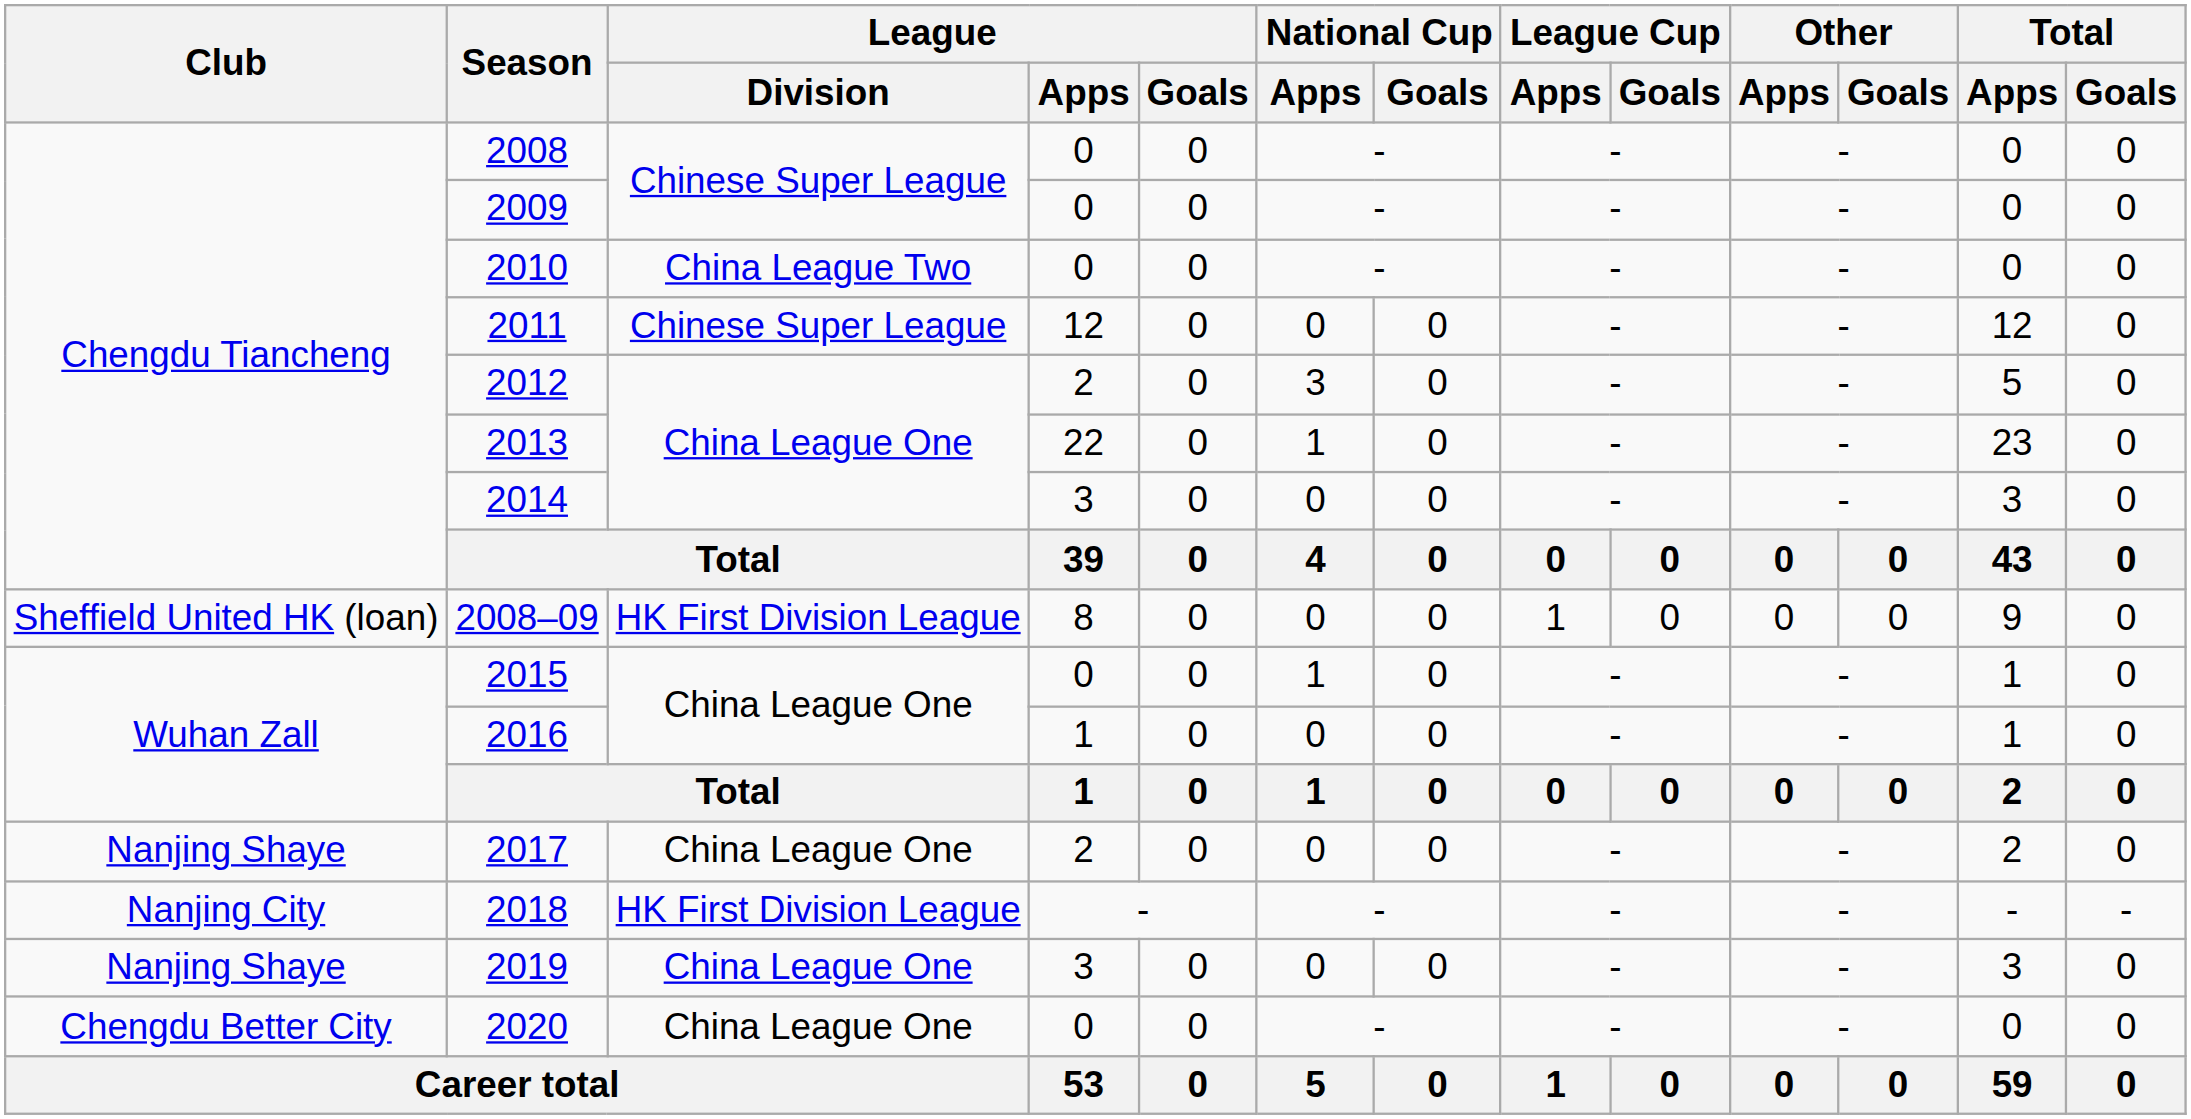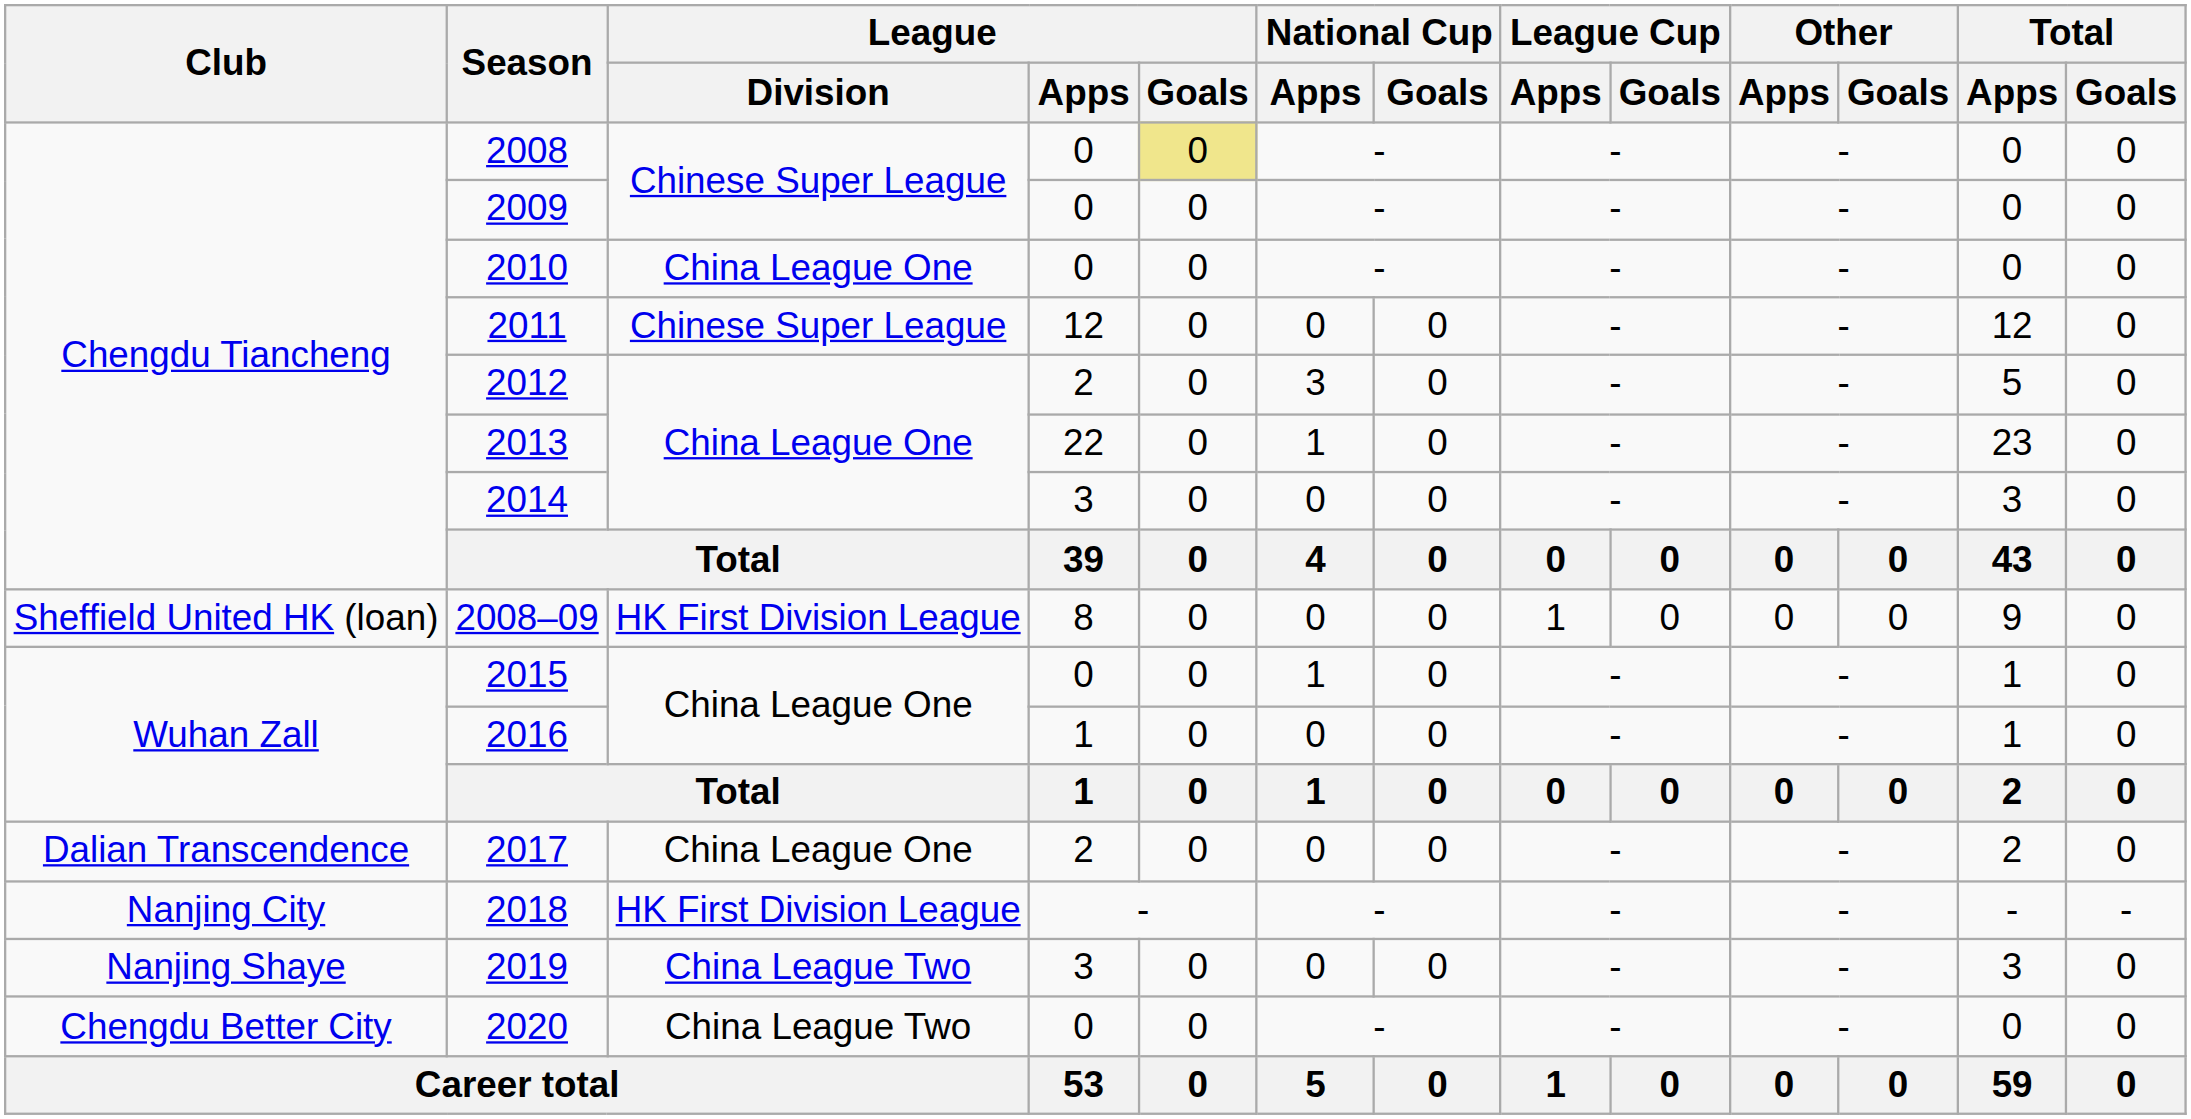(1198, 150) no background -> (1198, 150) khaki background
(818, 267) China League Two -> (818, 267) China League One
(226, 850) Nanjing Shaye -> (226, 850) Dalian Transcendence
(818, 967) China League One -> (818, 967) China League Two
(818, 1025) China League One -> (818, 1025) China League Two
